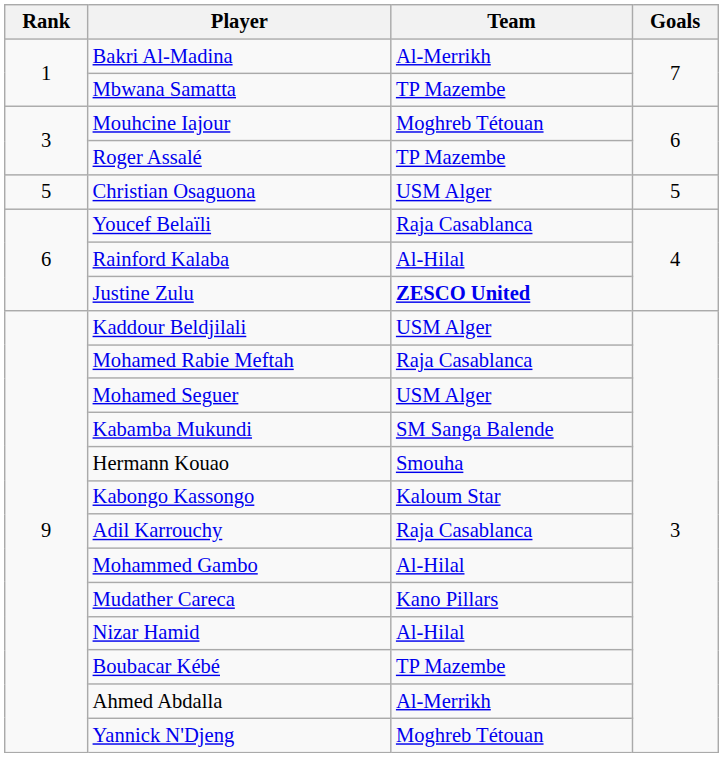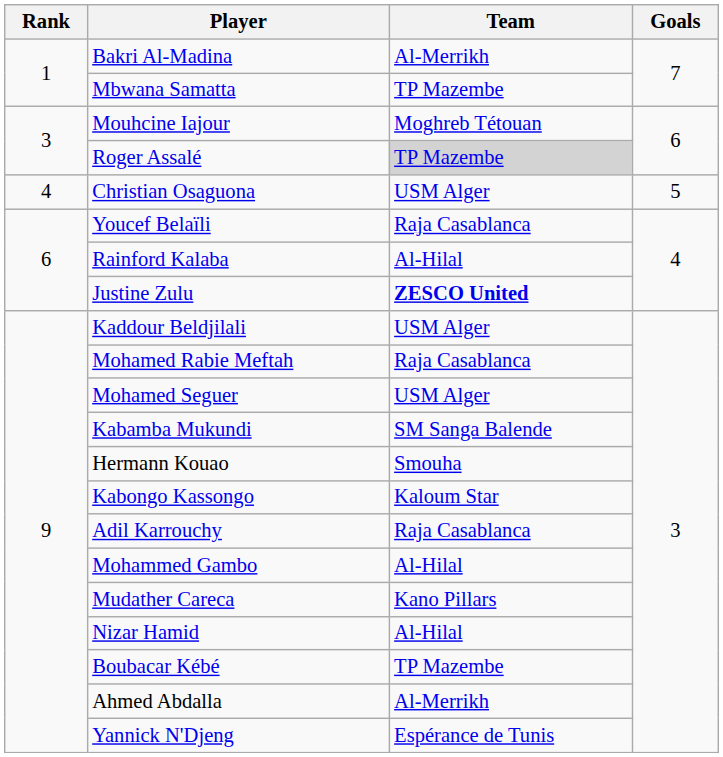(451, 157) no background -> (449, 157) lightgrey background
(46, 191) 5 -> (46, 191) 4
(470, 735) Moghreb Tétouan -> (474, 735) Espérance de Tunis
